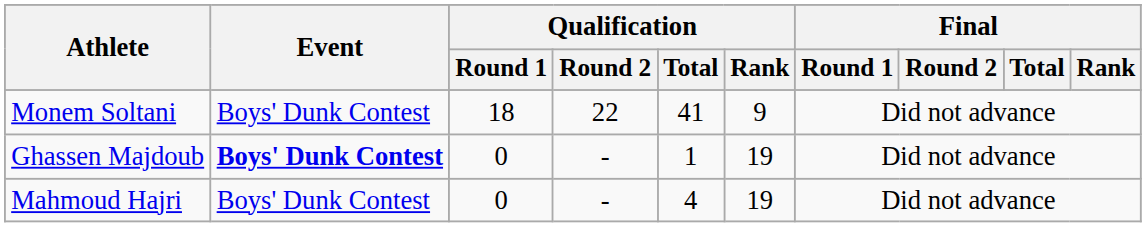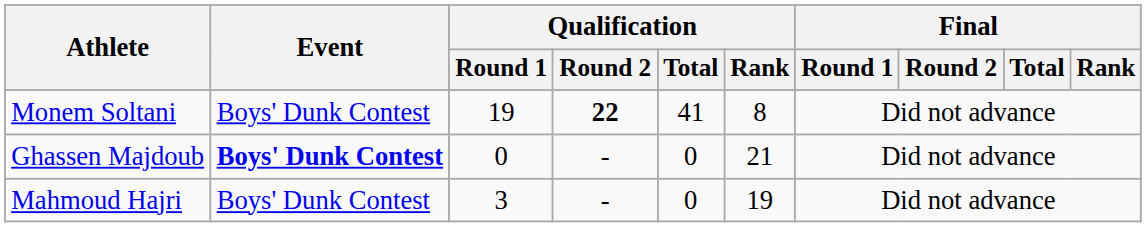(501, 112) 18 -> (501, 112) 19
(605, 112) normal -> (605, 112) bold
(760, 112) 9 -> (760, 112) 8
(691, 156) 1 -> (691, 156) 0
(760, 156) 19 -> (760, 156) 21
(501, 200) 0 -> (501, 200) 3
(691, 200) 4 -> (691, 200) 0
